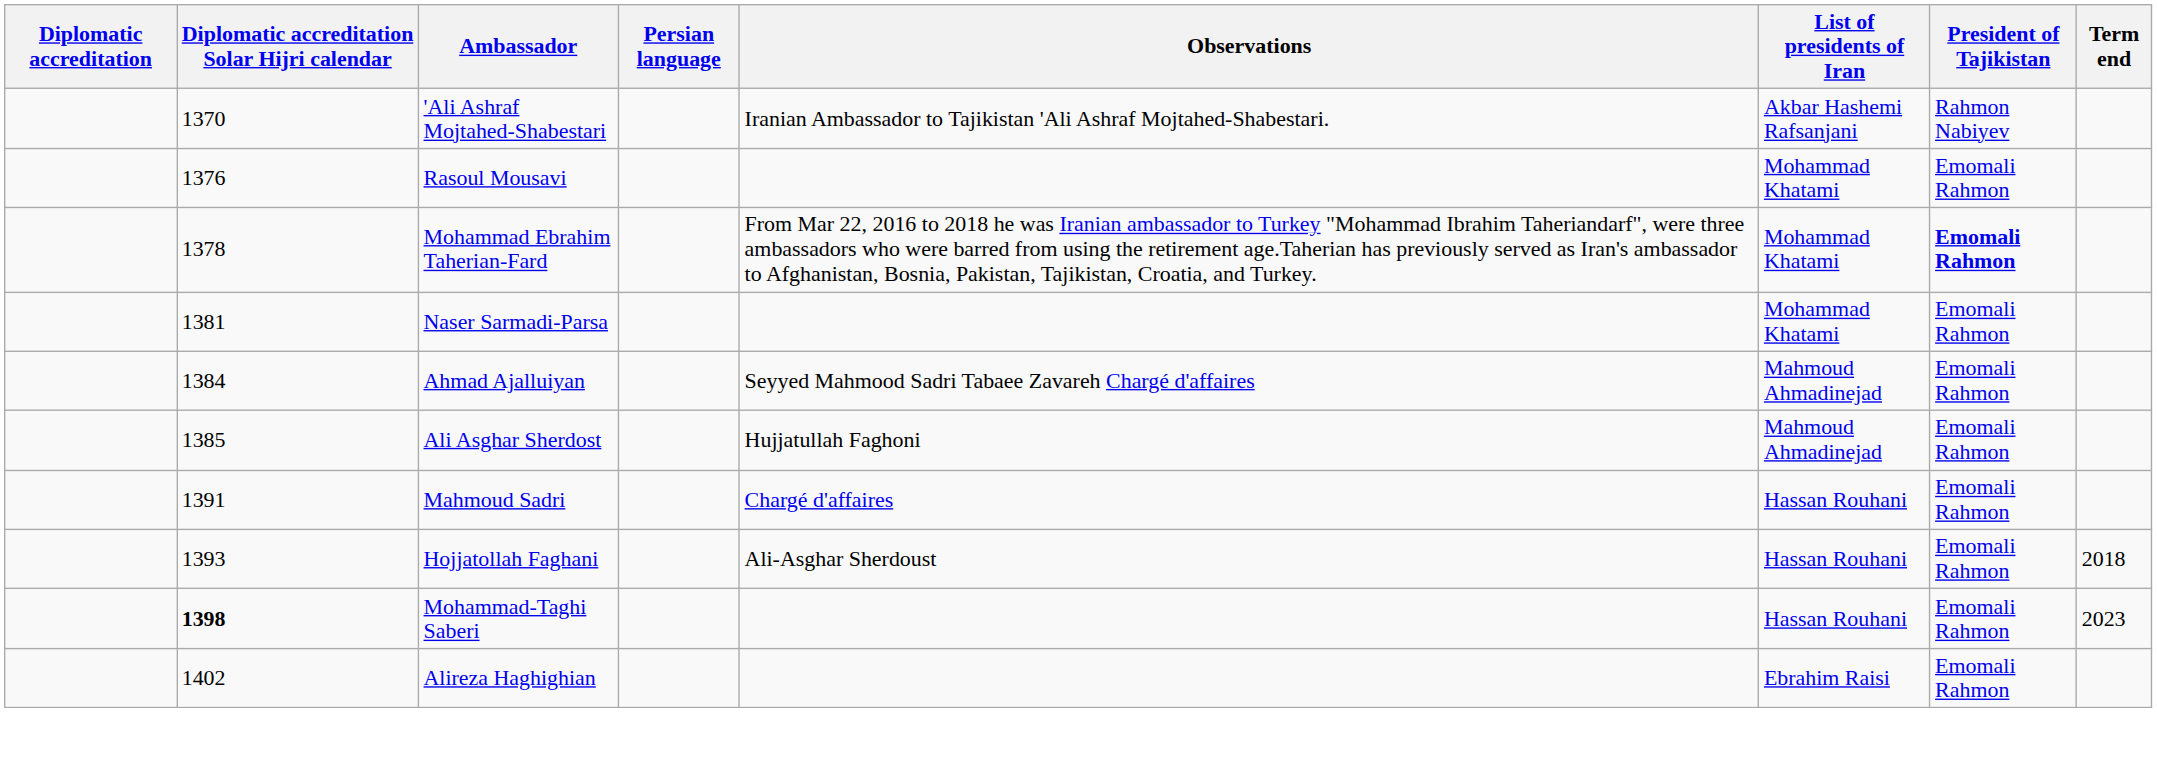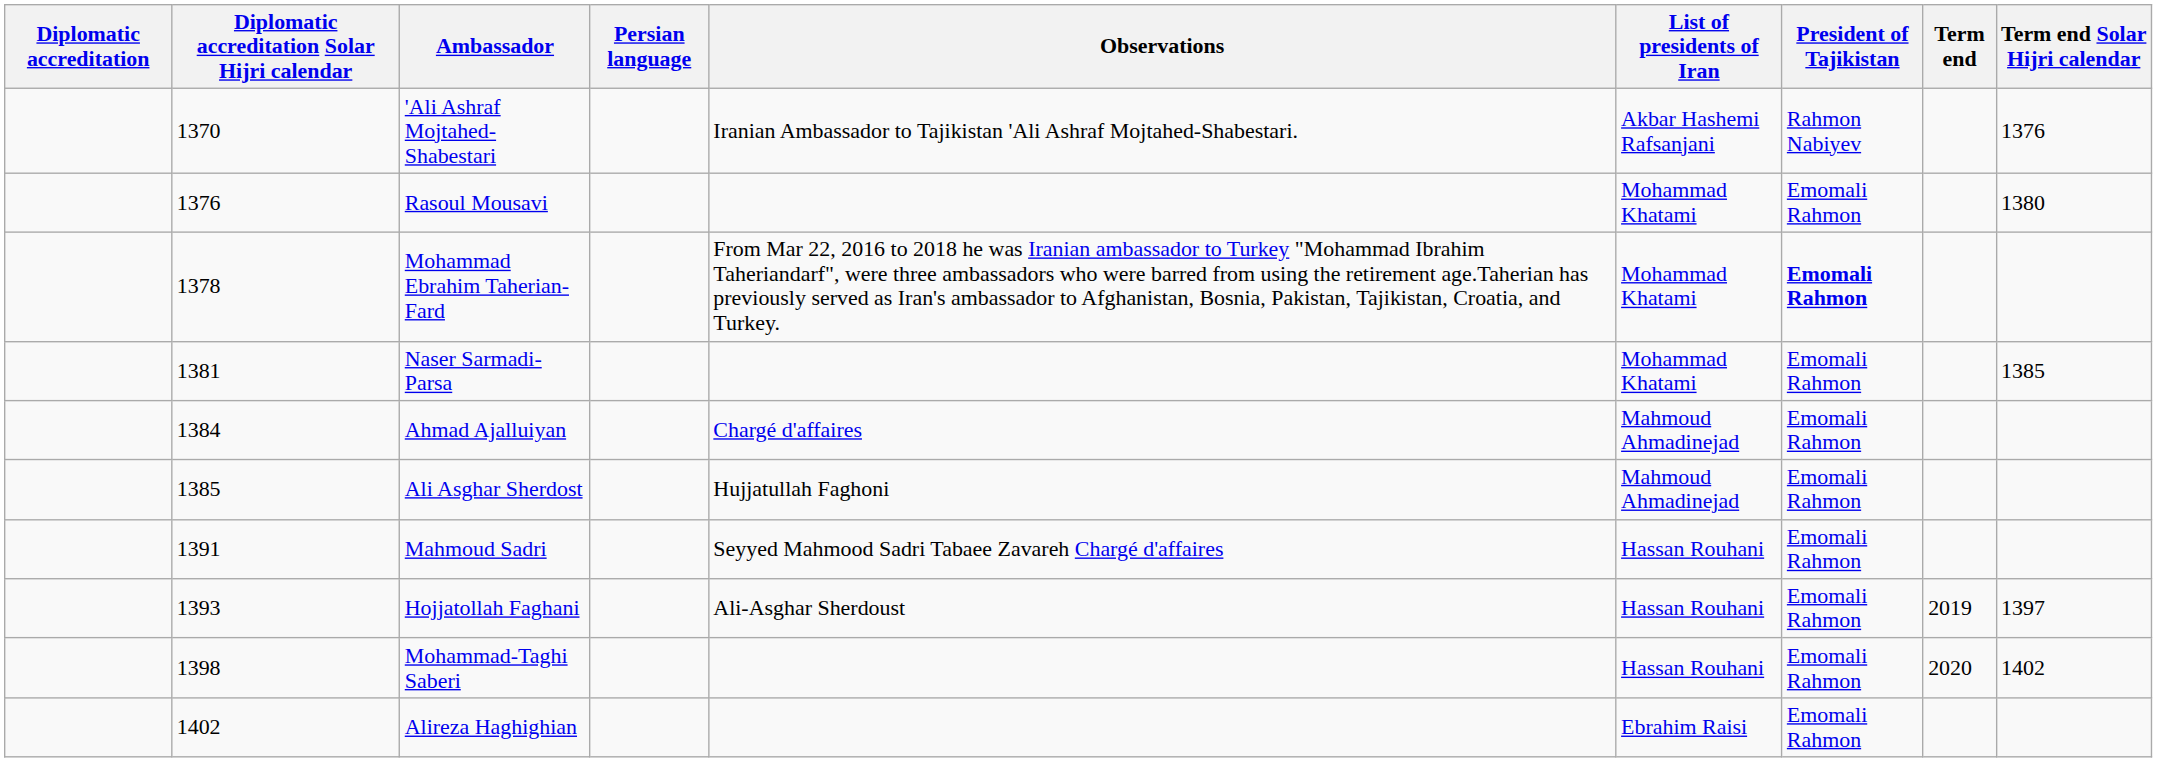+ column: (2074, 46)
(1000, 380) Seyyed Mahmood Sadri Tabaee Zavareh Chargé d'affaires -> (788, 429) Chargé d'affaires
(819, 499) Chargé d'affaires -> (968, 548) Seyyed Mahmood Sadri Tabaee Zavareh Chargé d'affaires
(2104, 558) 2018 -> (1950, 608) 2019
(204, 618) bold -> (199, 667) normal
(2104, 618) 2023 -> (1950, 667) 2020
